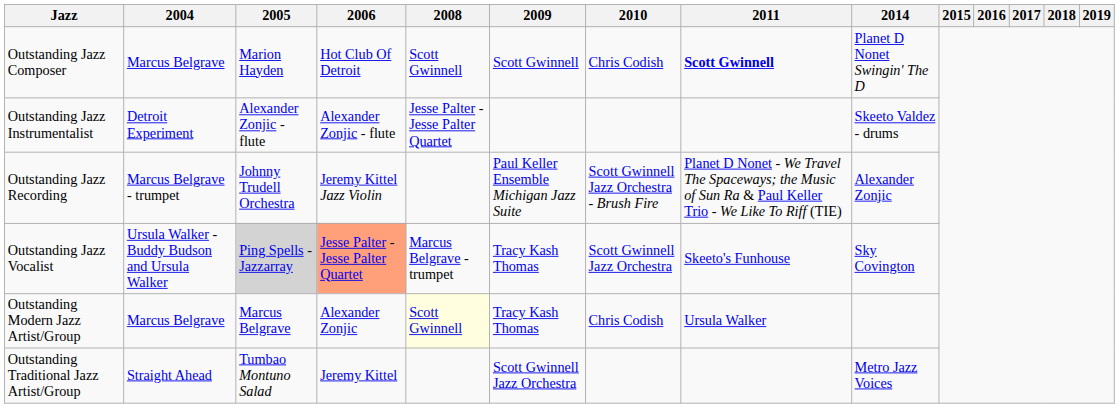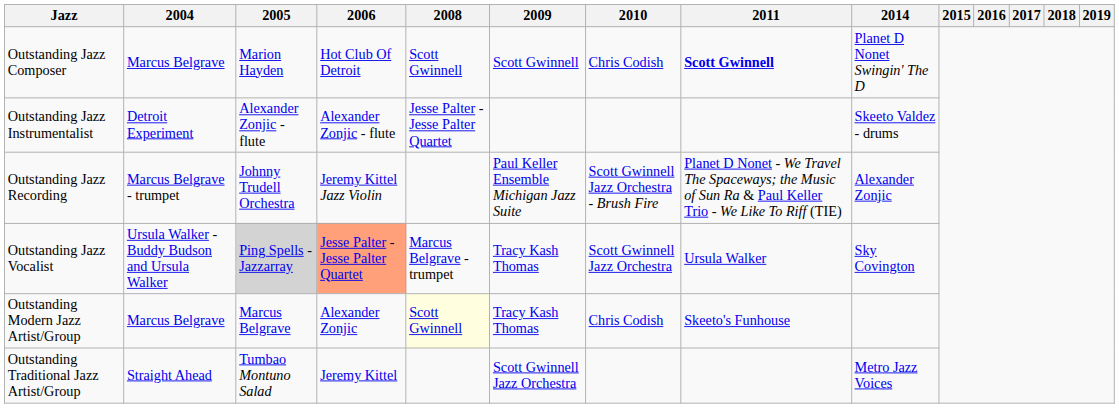(737, 258) Skeeto's Funhouse -> (725, 258) Ursula Walker
(725, 320) Ursula Walker -> (737, 320) Skeeto's Funhouse
